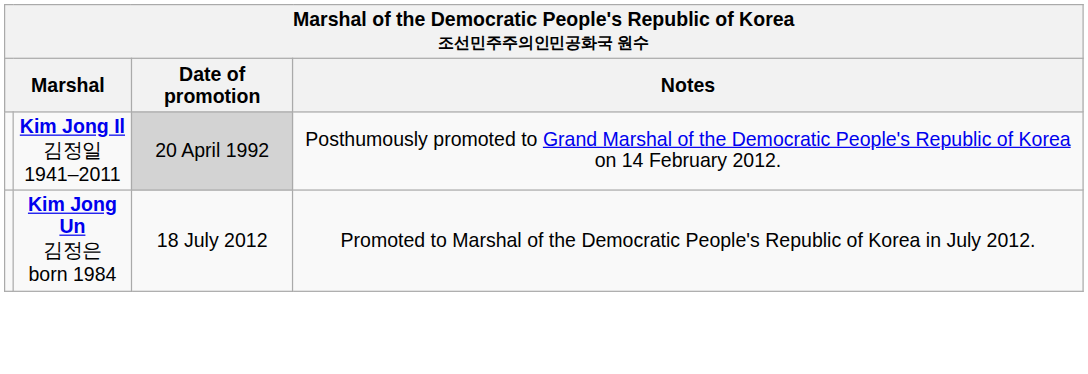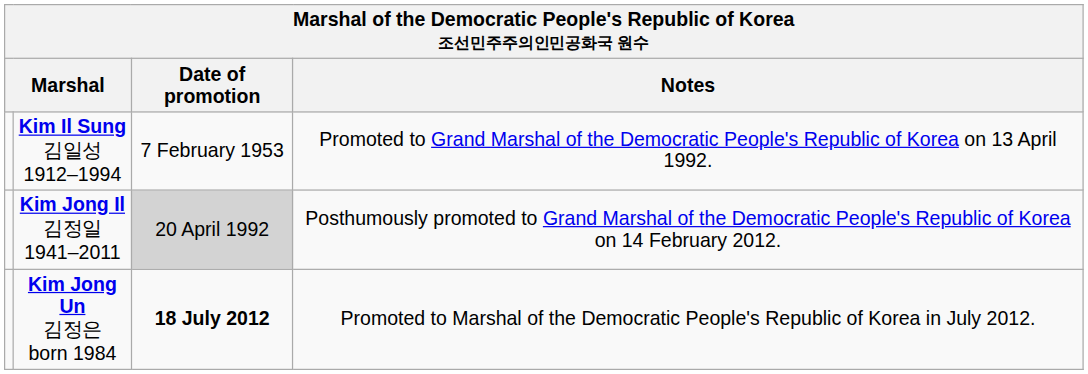+ row: (72, 150)
(212, 240) normal -> (212, 318) bold
